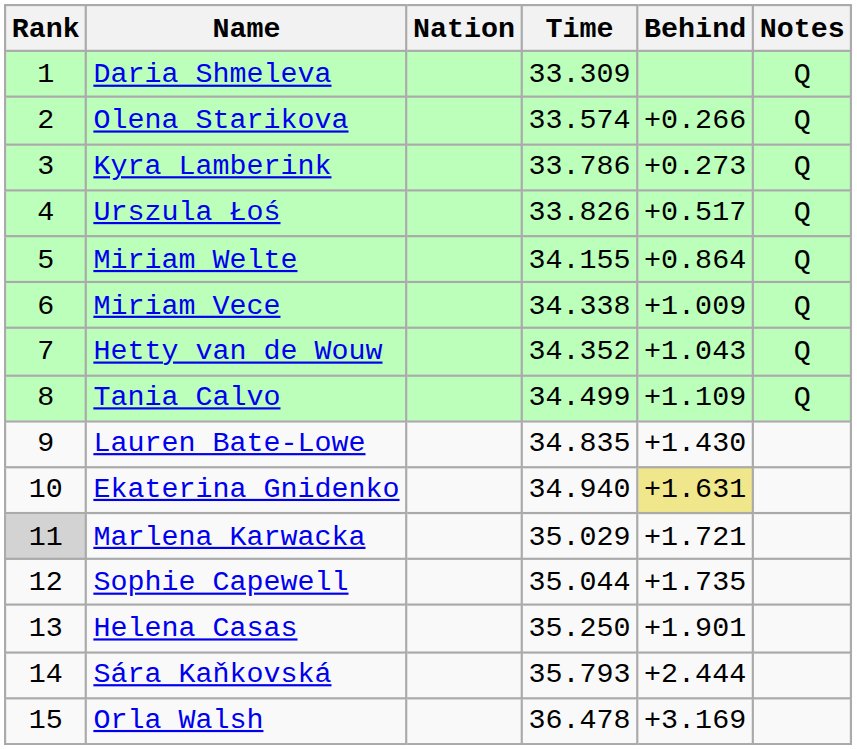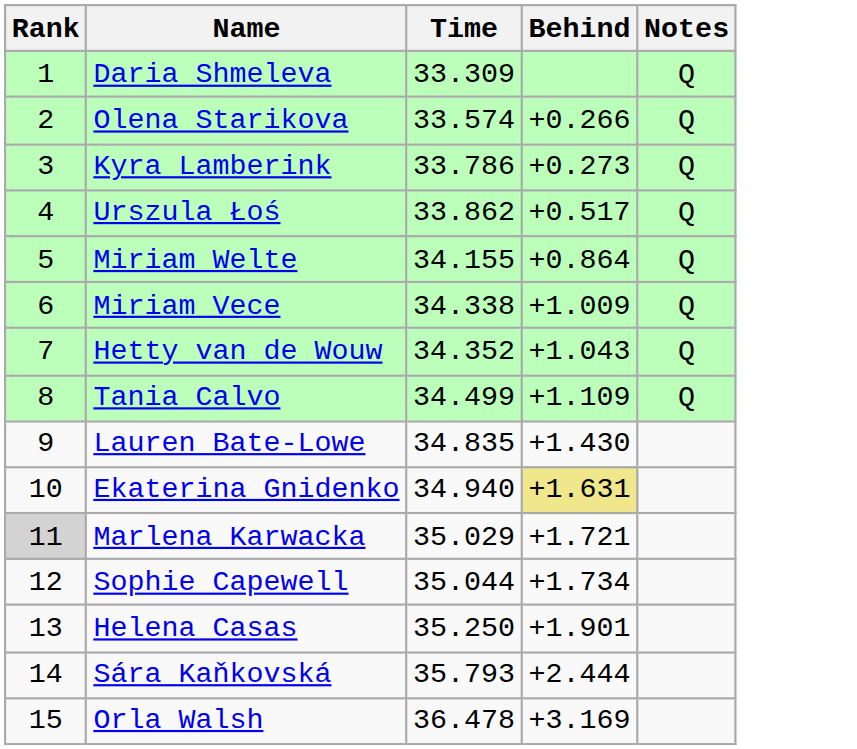- column: (464, 28)
(580, 213) 33.826 -> (464, 213) 33.862
(695, 582) +1.735 -> (580, 582) +1.734
